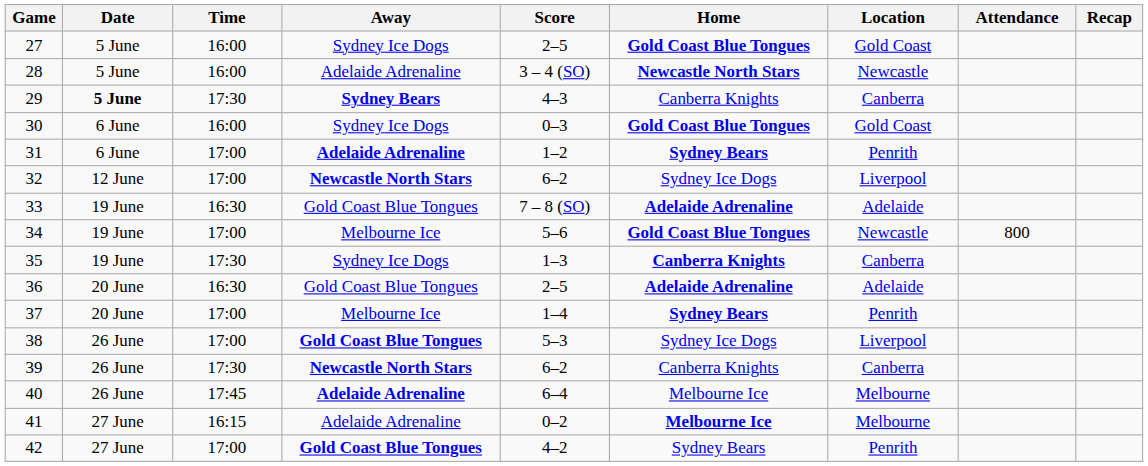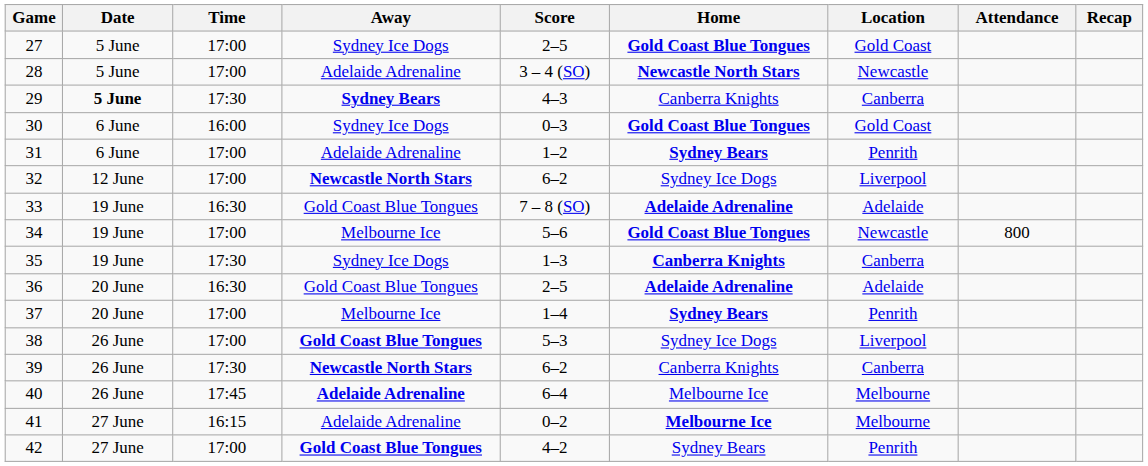(227, 44) 16:00 -> (227, 44) 17:00
(227, 71) 16:00 -> (227, 71) 17:00
(391, 152) bold -> (391, 152) normal
